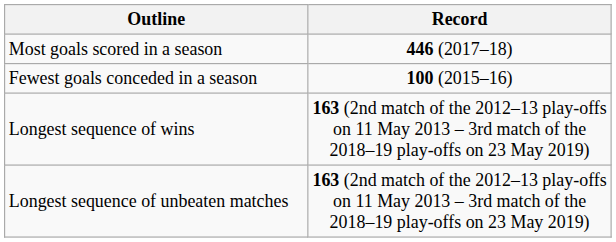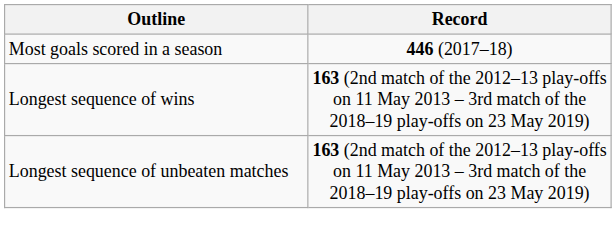- row: (133, 78)
